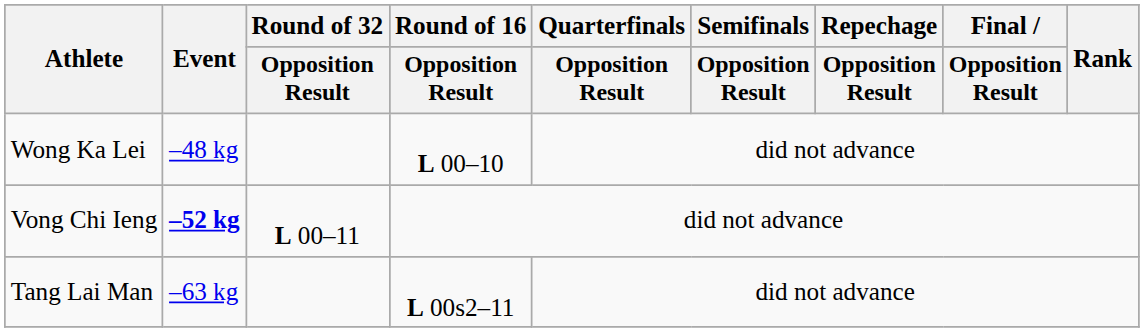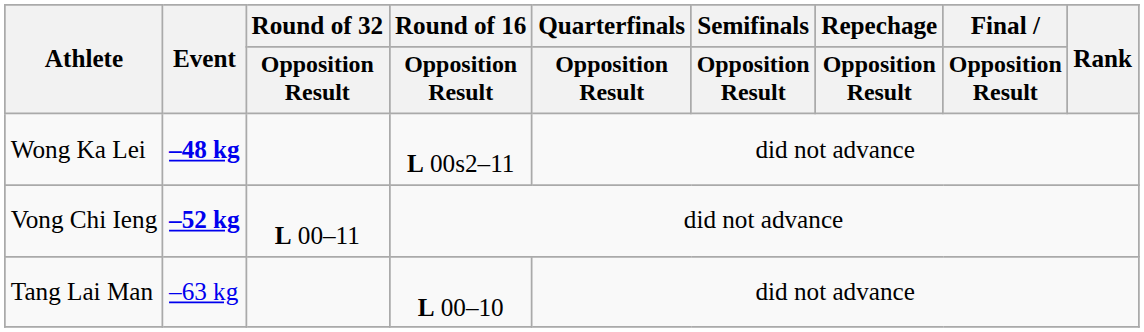(204, 149) normal -> (204, 149) bold
(461, 164) L 00–10 -> (461, 164) L 00s2–11
(461, 306) L 00s2–11 -> (461, 306) L 00–10
